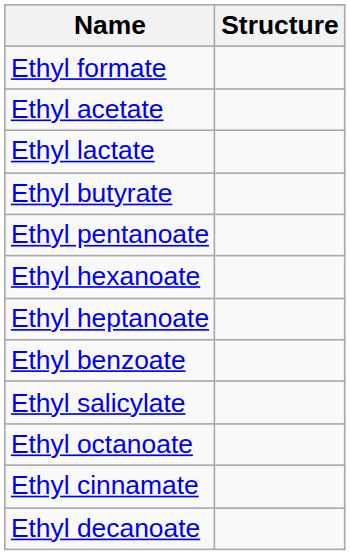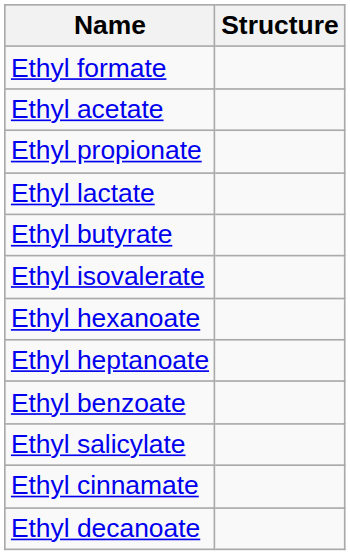+ row: (106, 151)
- row: (110, 234)
+ row: (108, 276)
- row: (102, 444)
